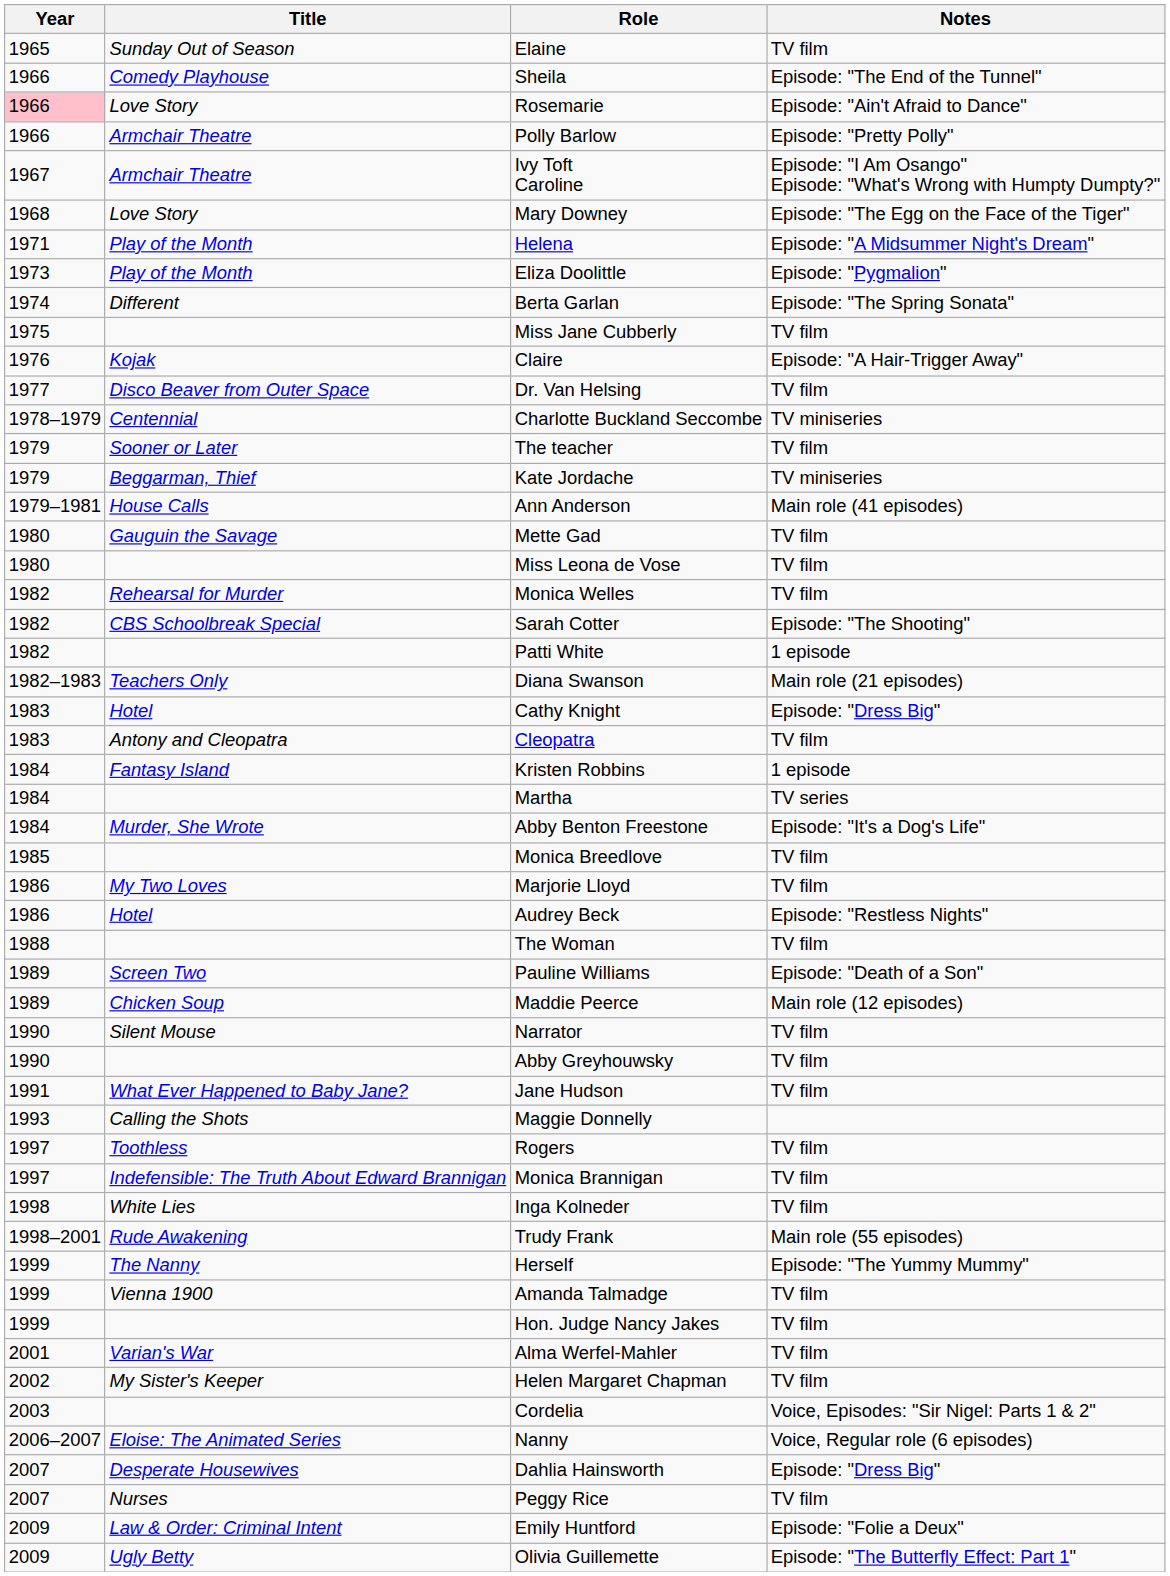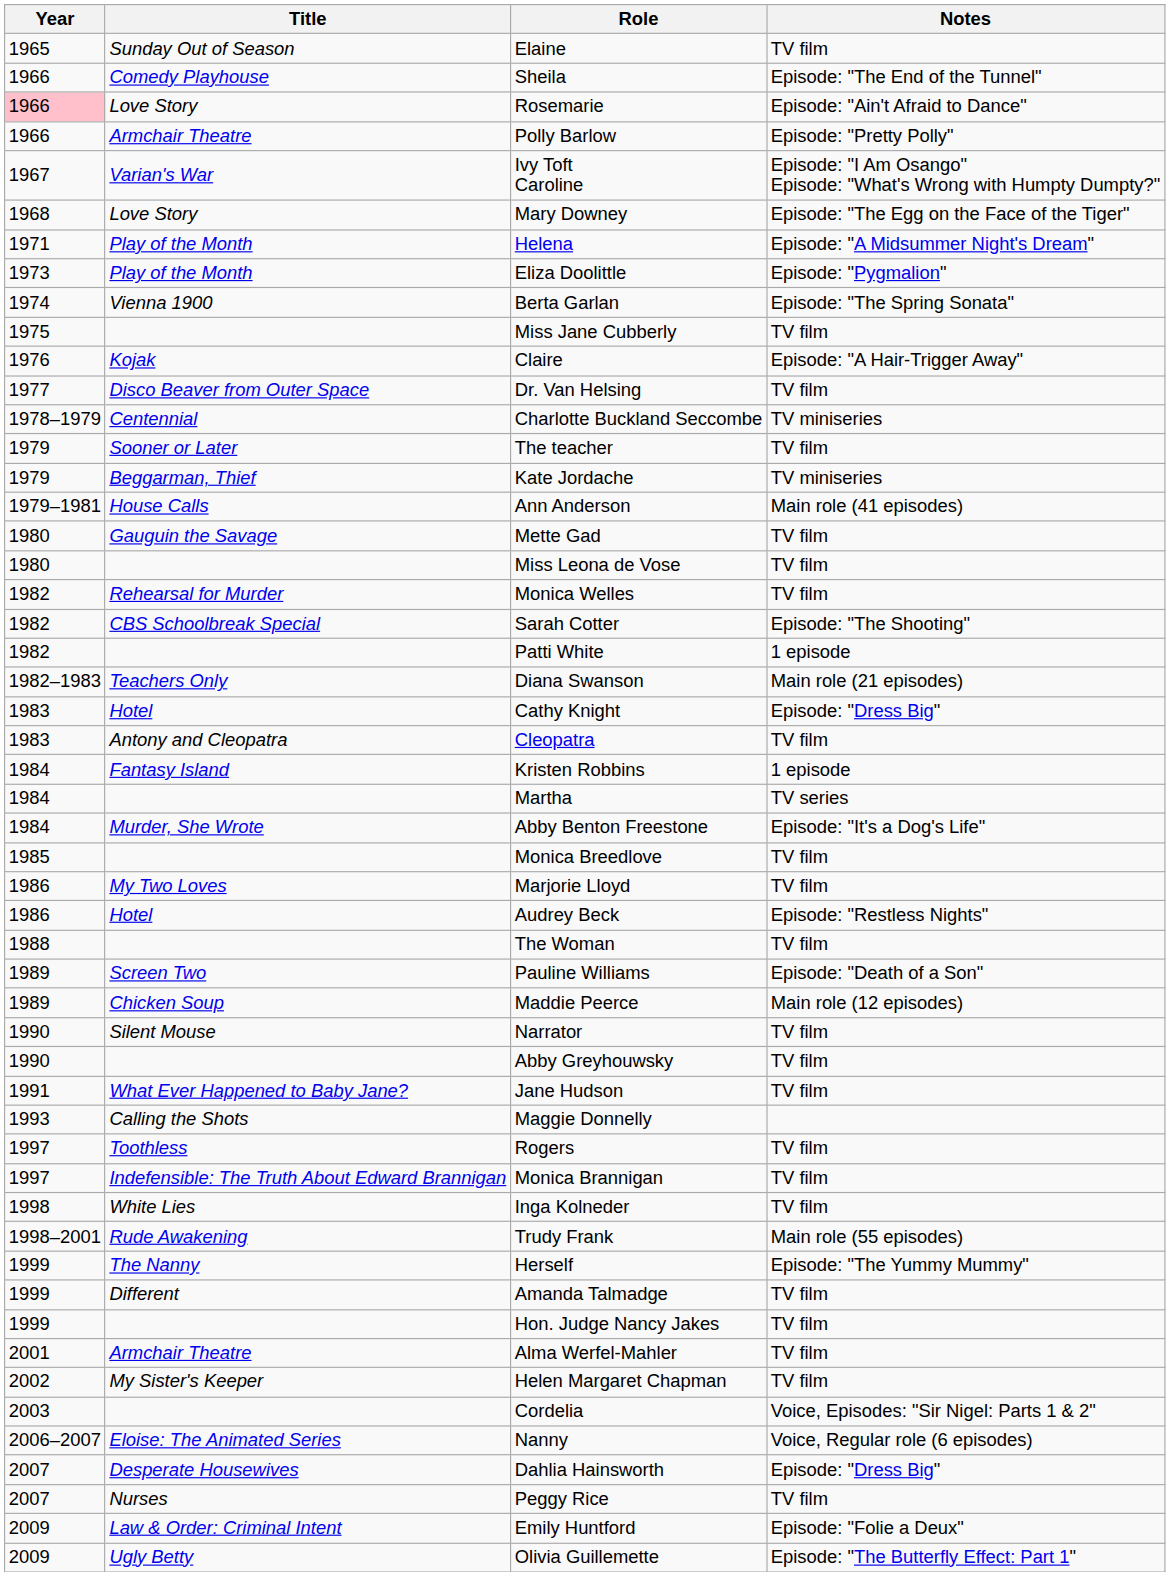(180, 175) Armchair Theatre -> (161, 175) Varian's War
(144, 302) Different -> (161, 302) Vienna 1900
(161, 1294) Vienna 1900 -> (144, 1294) Different
(161, 1352) Varian's War -> (180, 1352) Armchair Theatre
